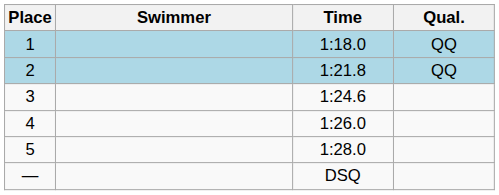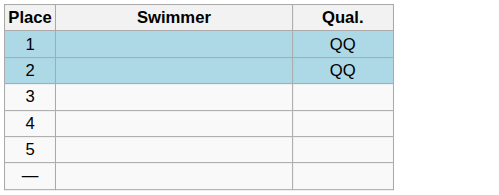- column: (343, 17)
